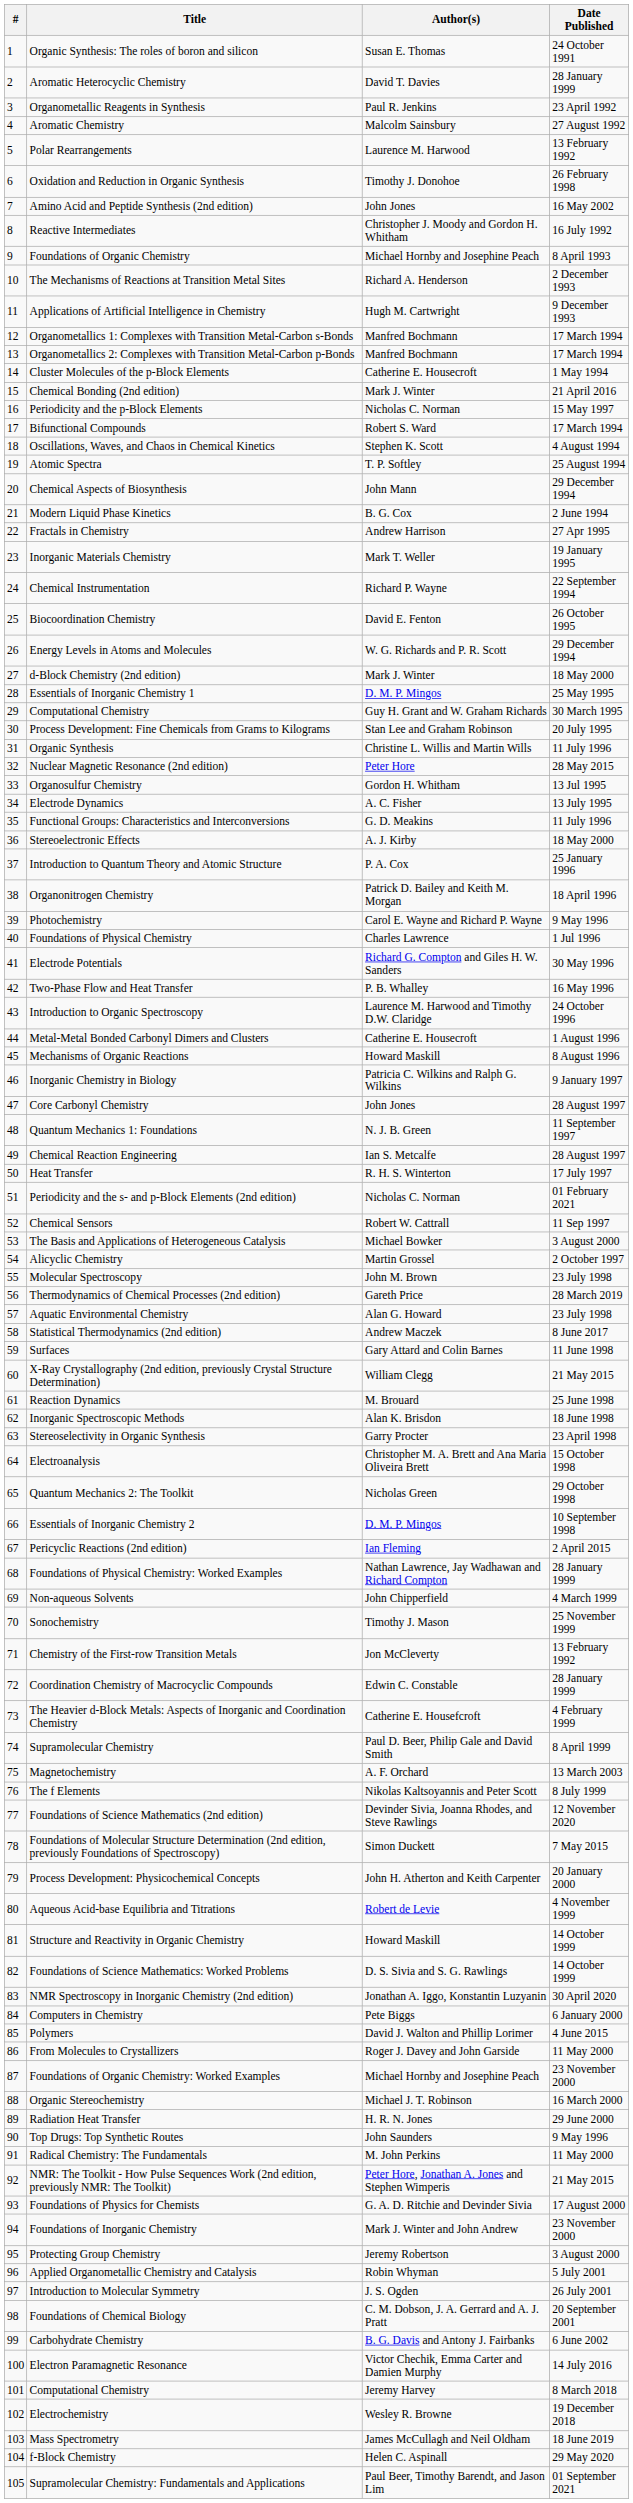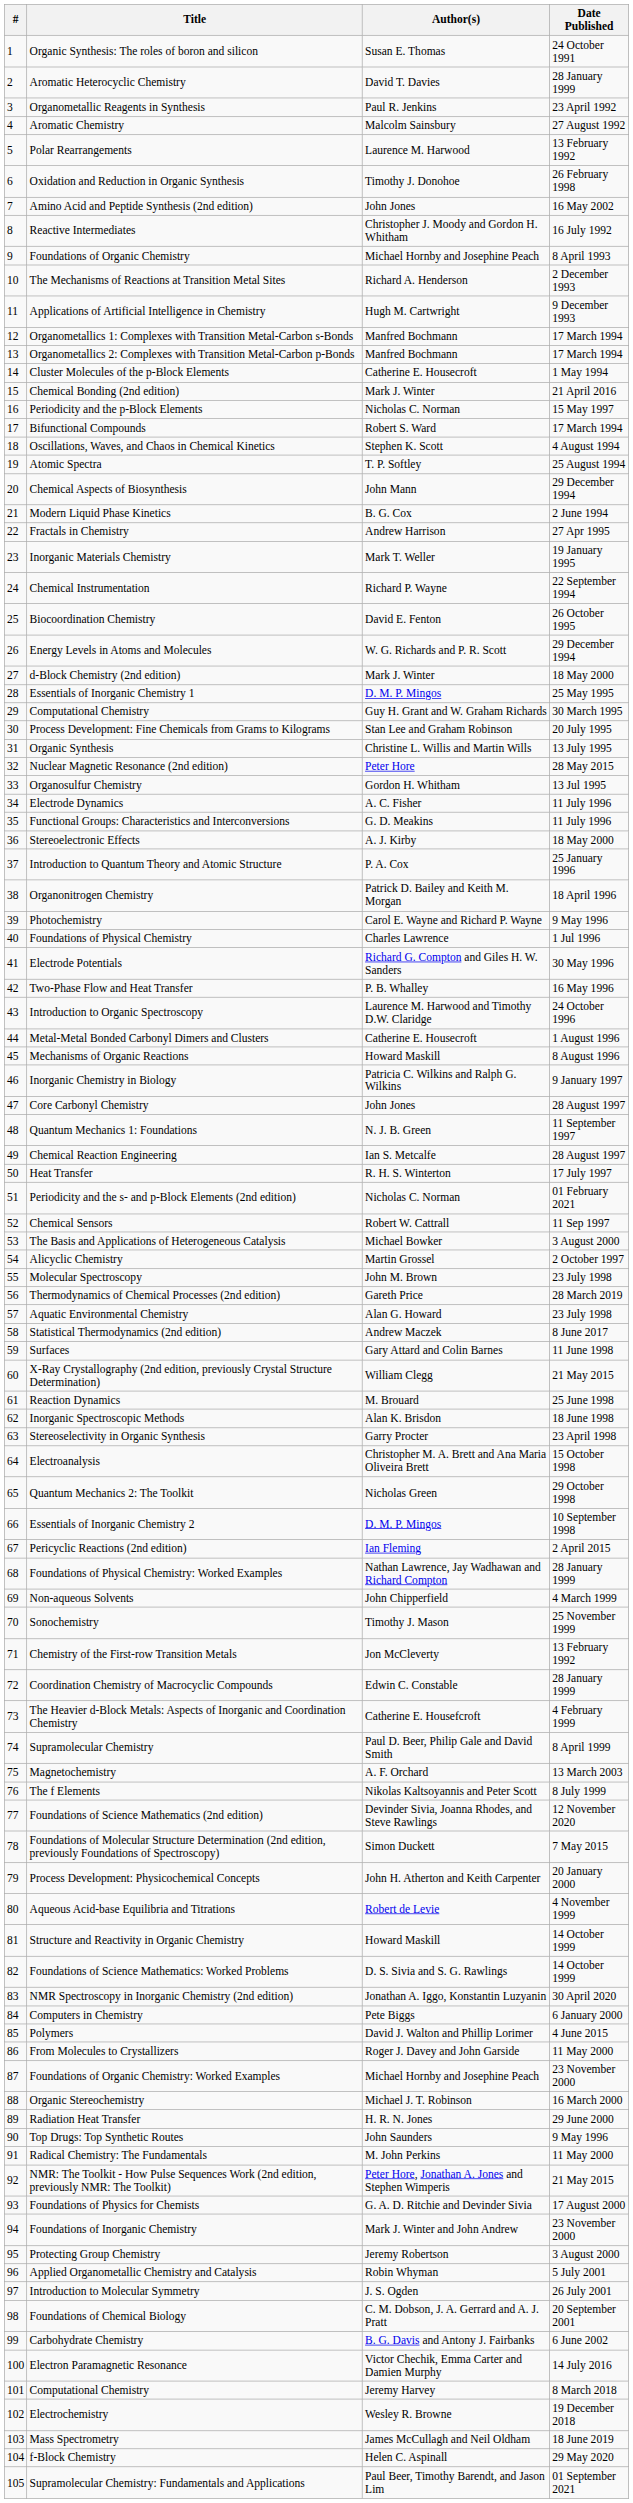(582, 748) 11 July 1996 -> (582, 748) 13 July 1995
(582, 803) 13 July 1995 -> (582, 803) 11 July 1996
